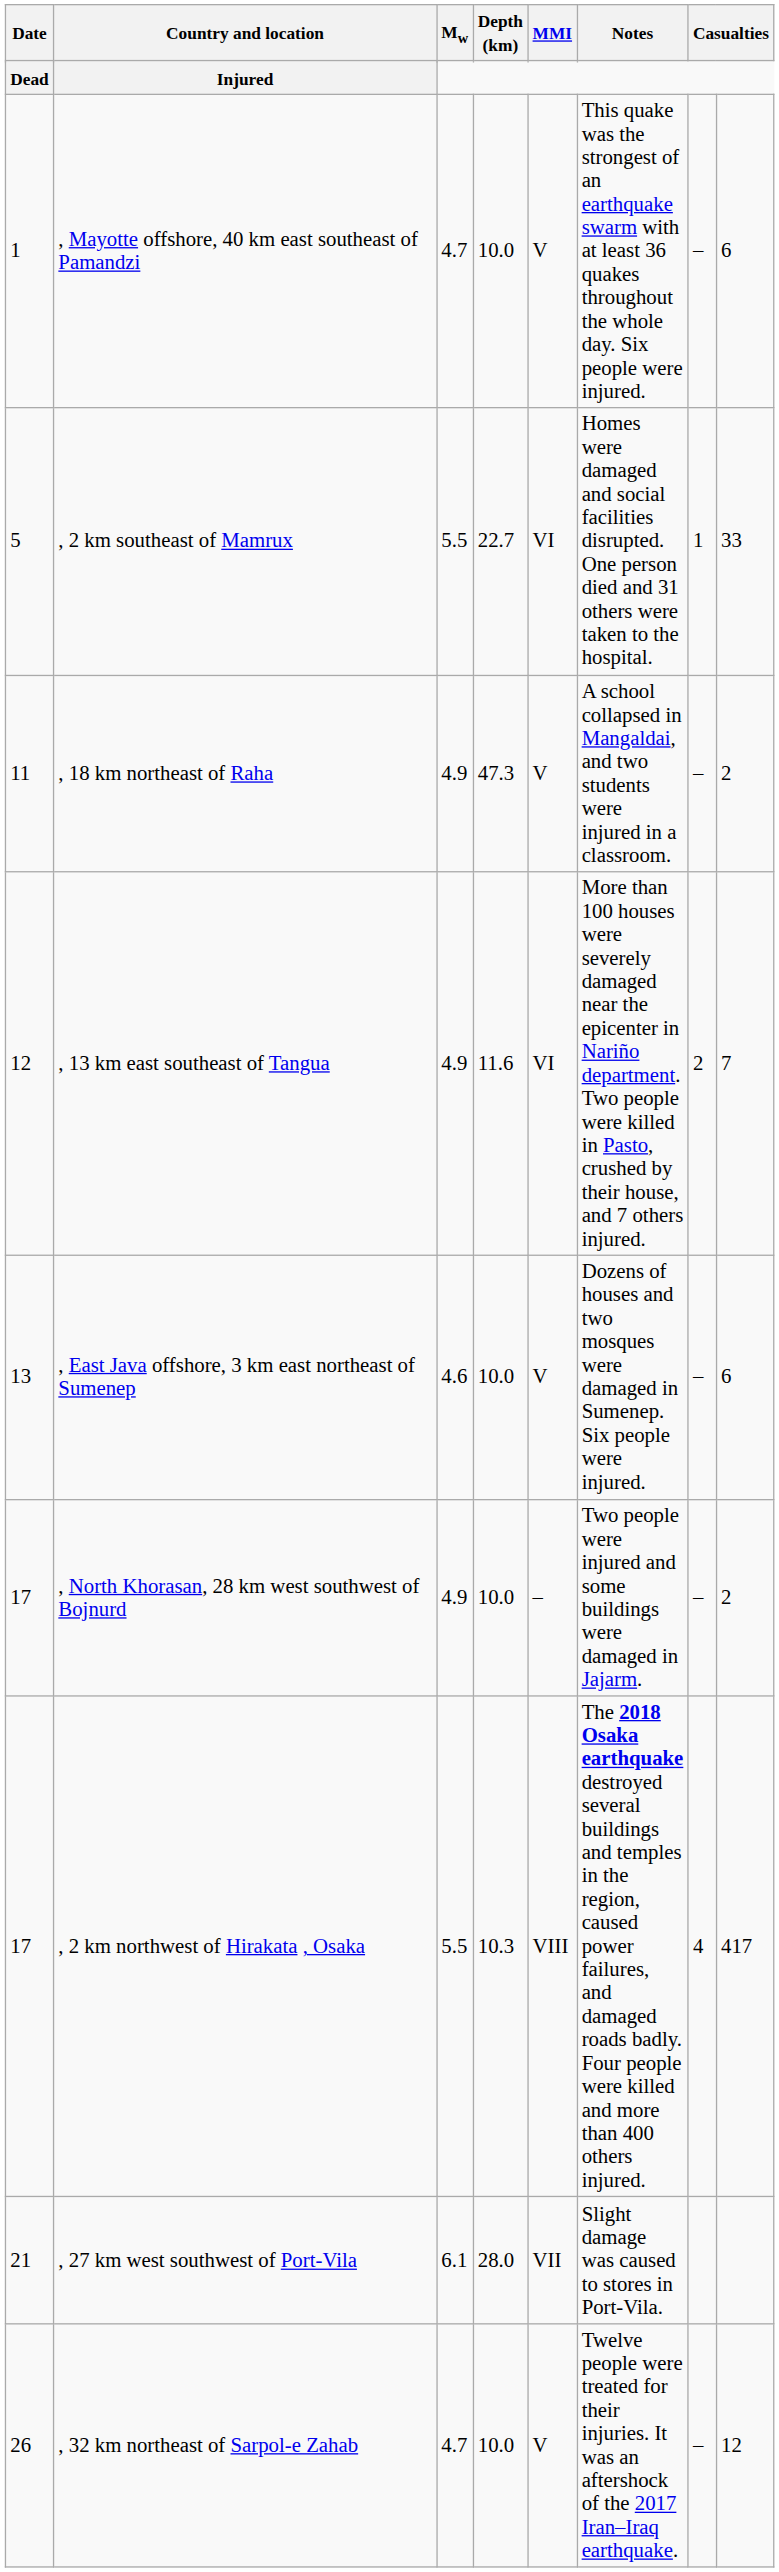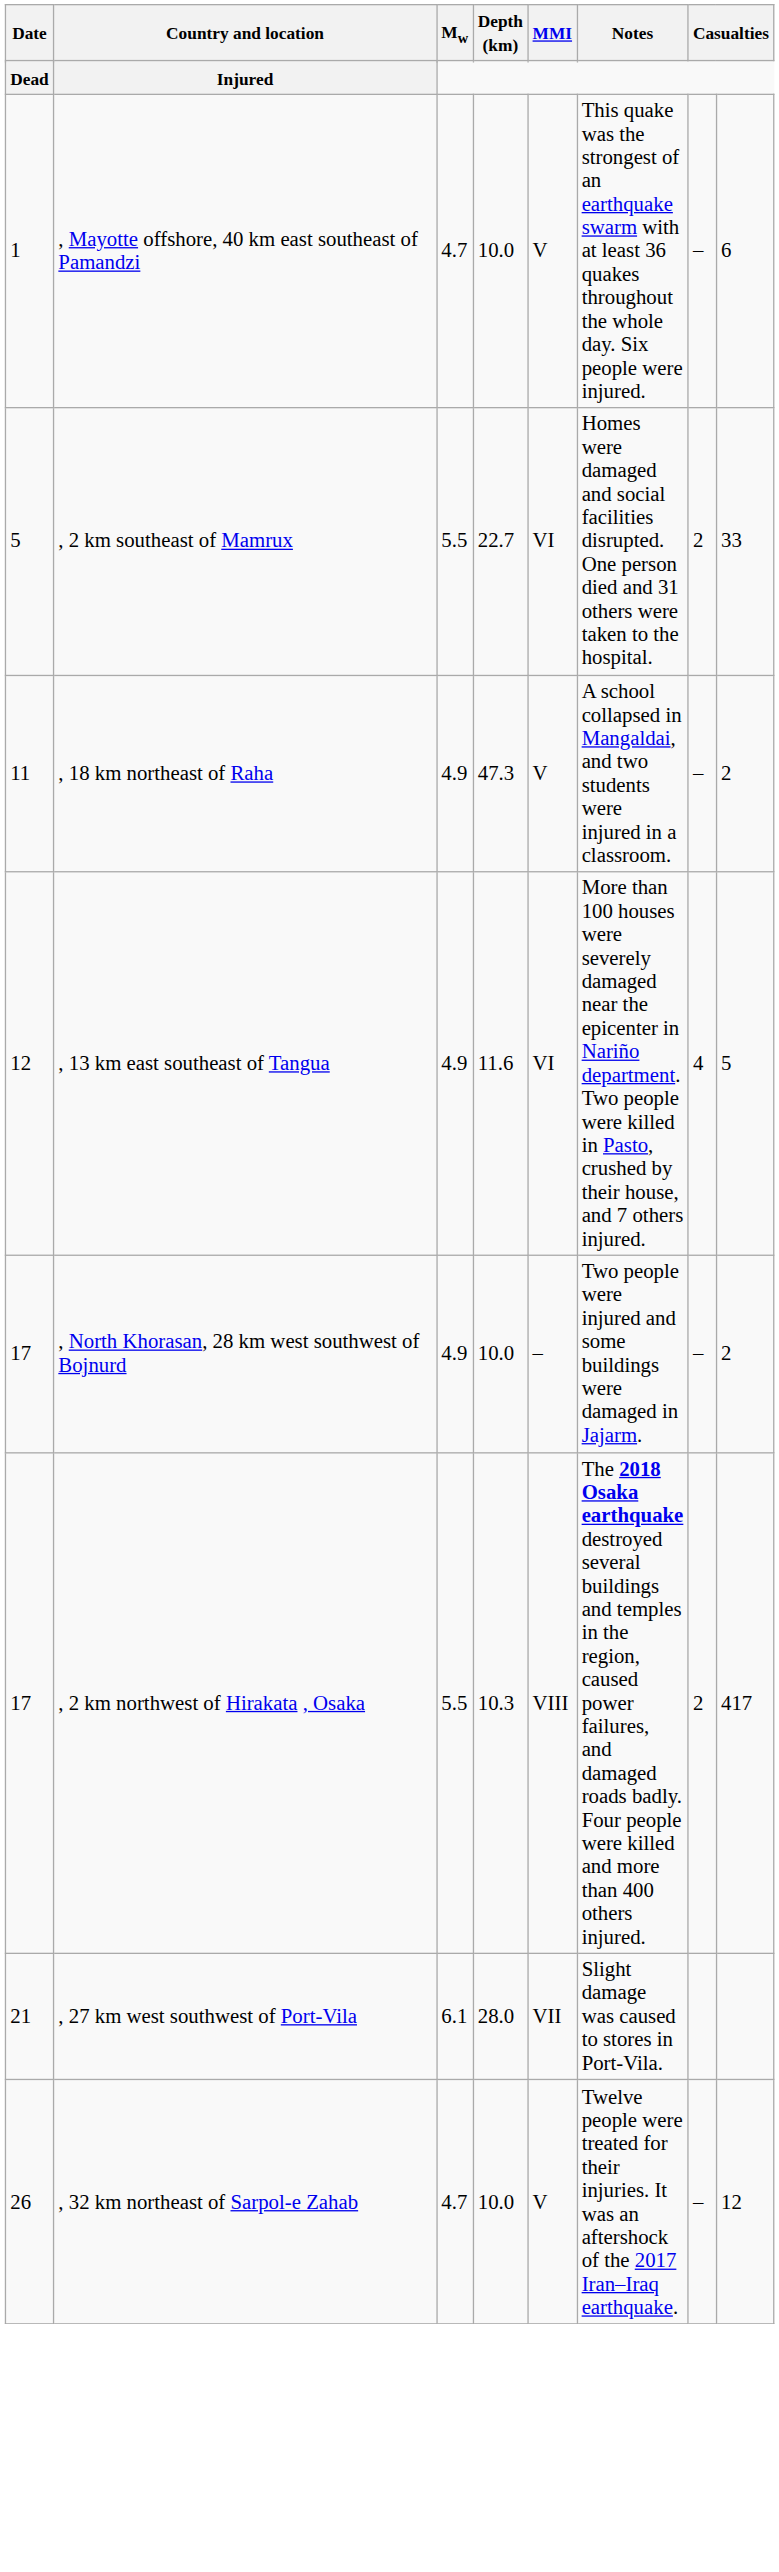(698, 541) 1 -> (698, 541) 2
(698, 1063) 2 -> (698, 1063) 4
(726, 1063) 7 -> (726, 1063) 5
- row: (237, 1377)
(698, 1946) 4 -> (698, 1702) 2
